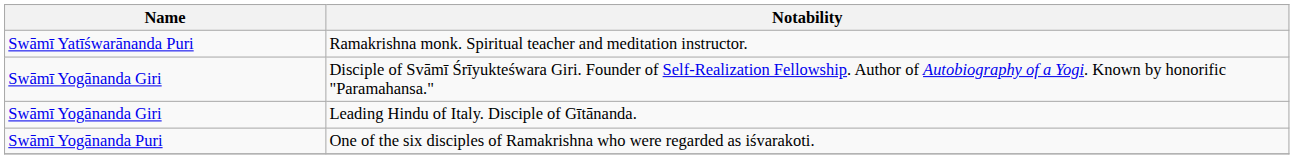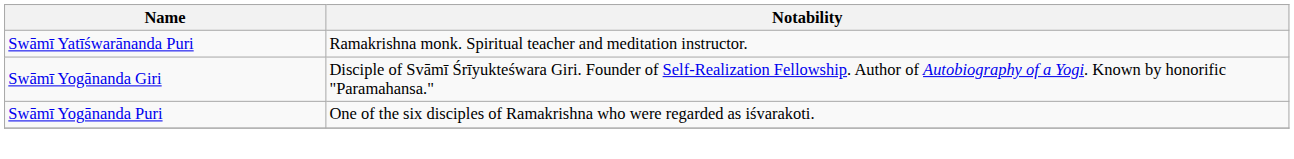- row: (483, 114)
